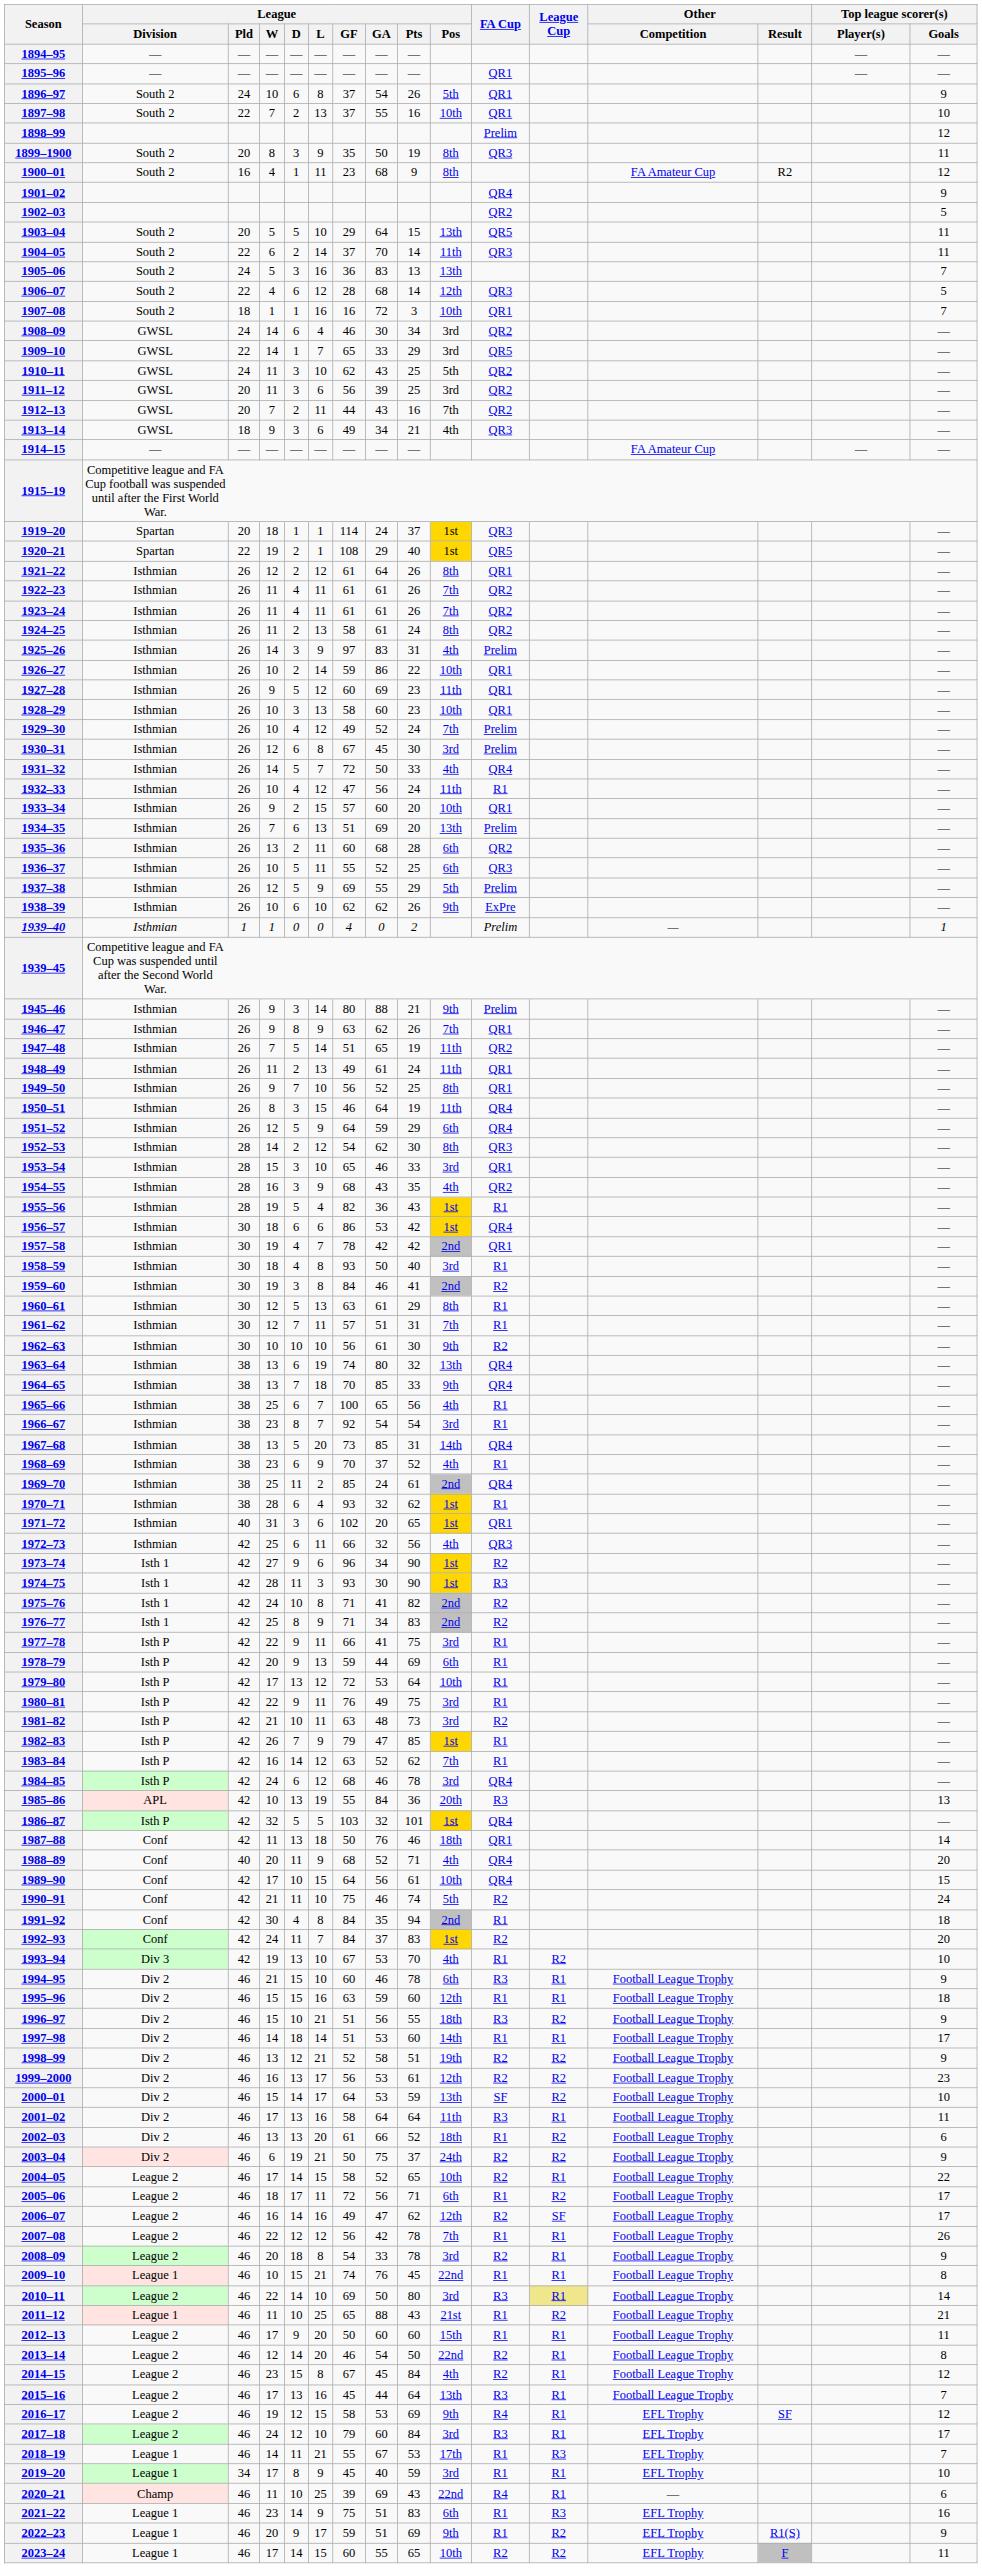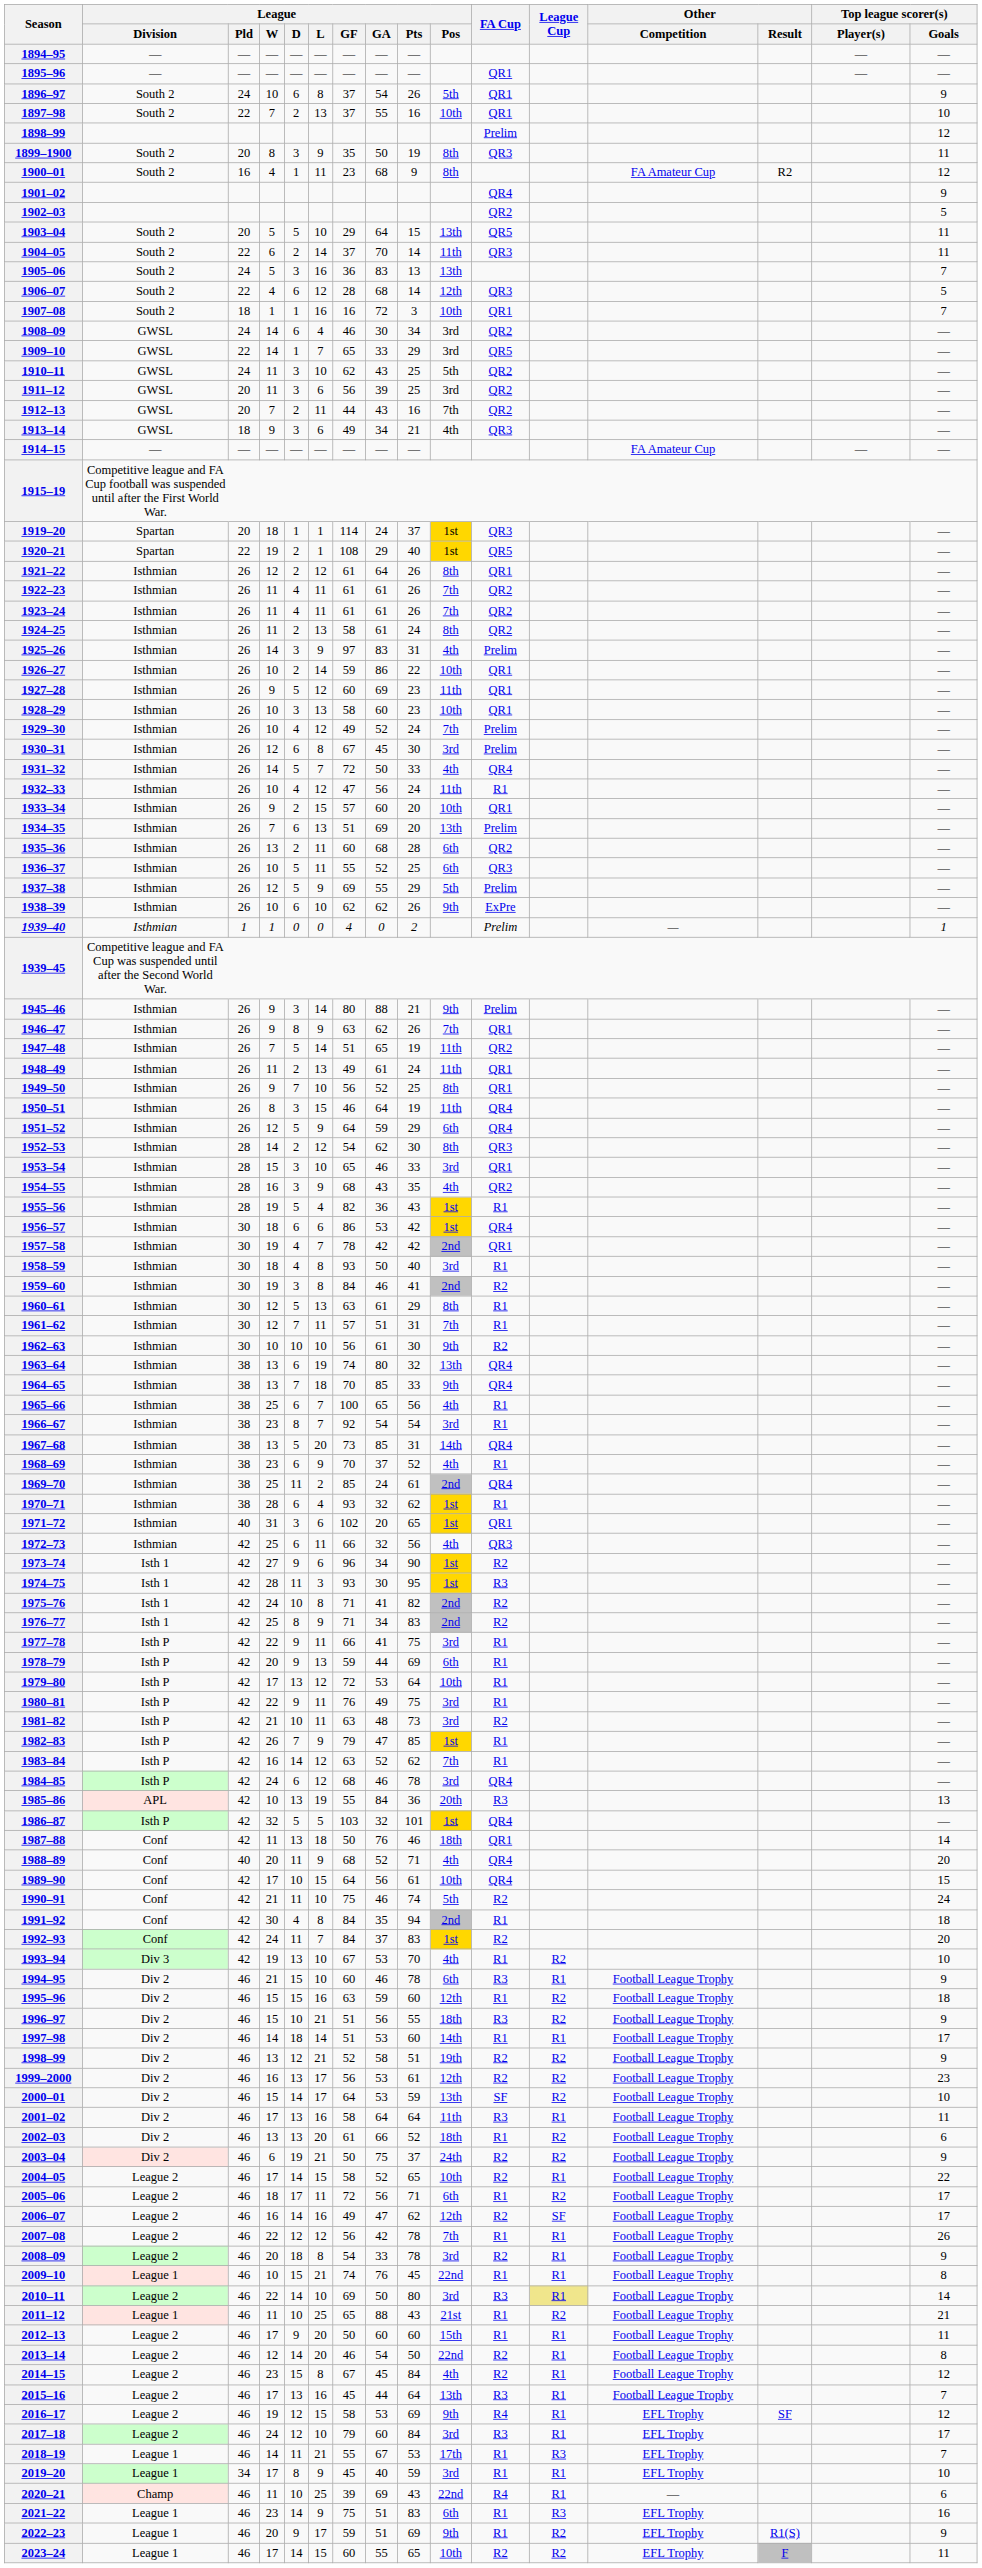(414, 1583) 90 -> (414, 1583) 95
(559, 1998) R1 -> (559, 1998) R2
